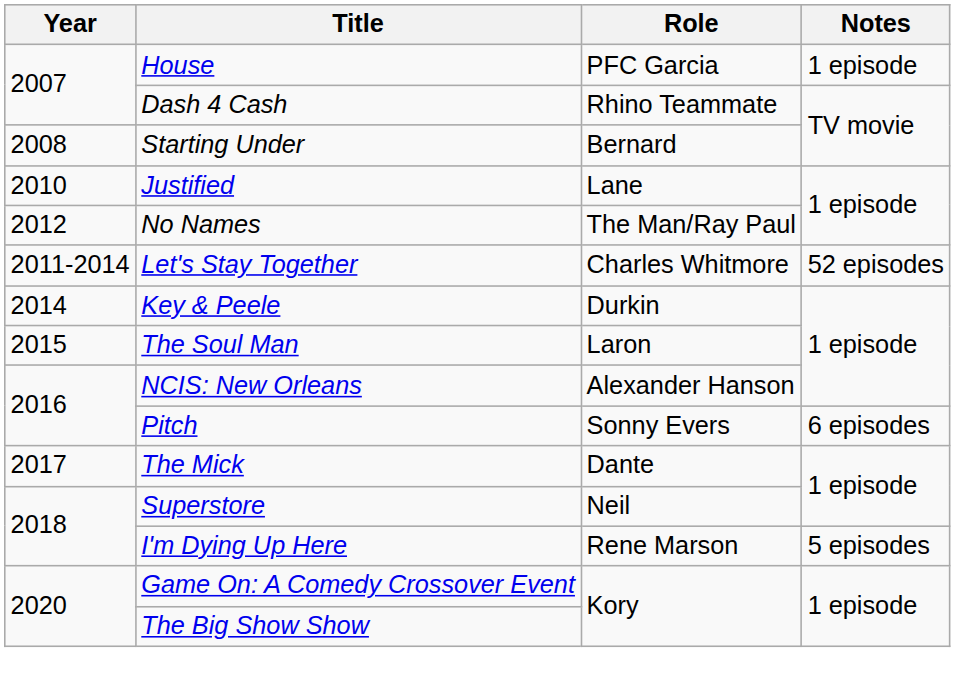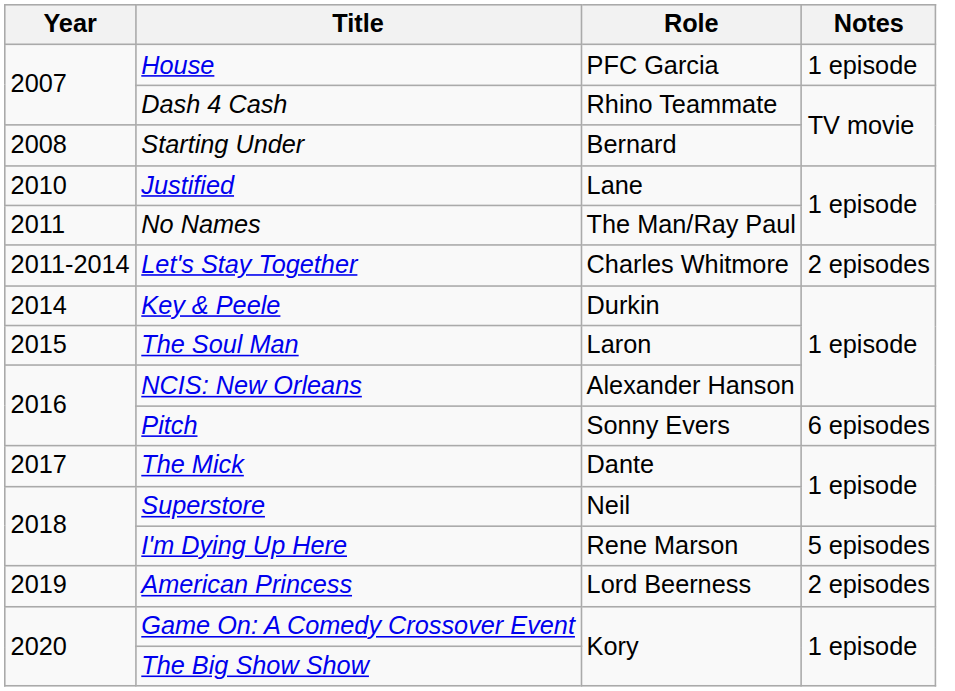(39, 225) 2012 -> (38, 225) 2011
(876, 265) 52 episodes -> (869, 265) 2 episodes
+ row: (247, 585)
